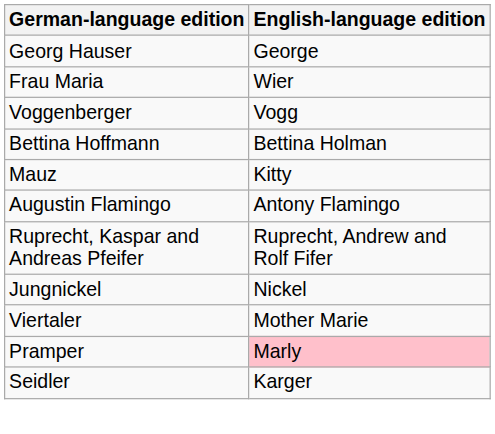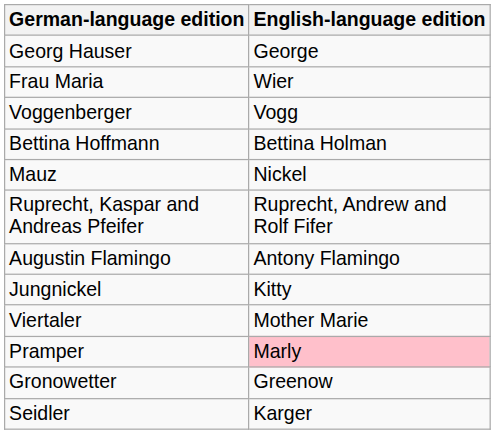(272, 174) Kitty -> (280, 174) Nickel
rows swapped: (104, 247) <-> (90, 205)
(280, 289) Nickel -> (272, 289) Kitty
+ row: (63, 382)
